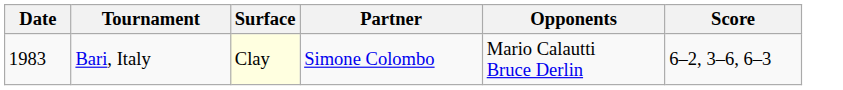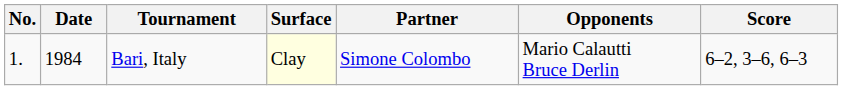+ column: (23, 19)
(27, 59) 1983 -> (63, 59) 1984
